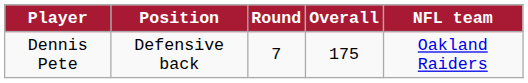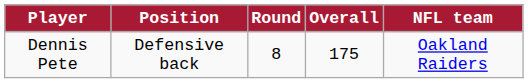(276, 55) 7 -> (276, 55) 8
